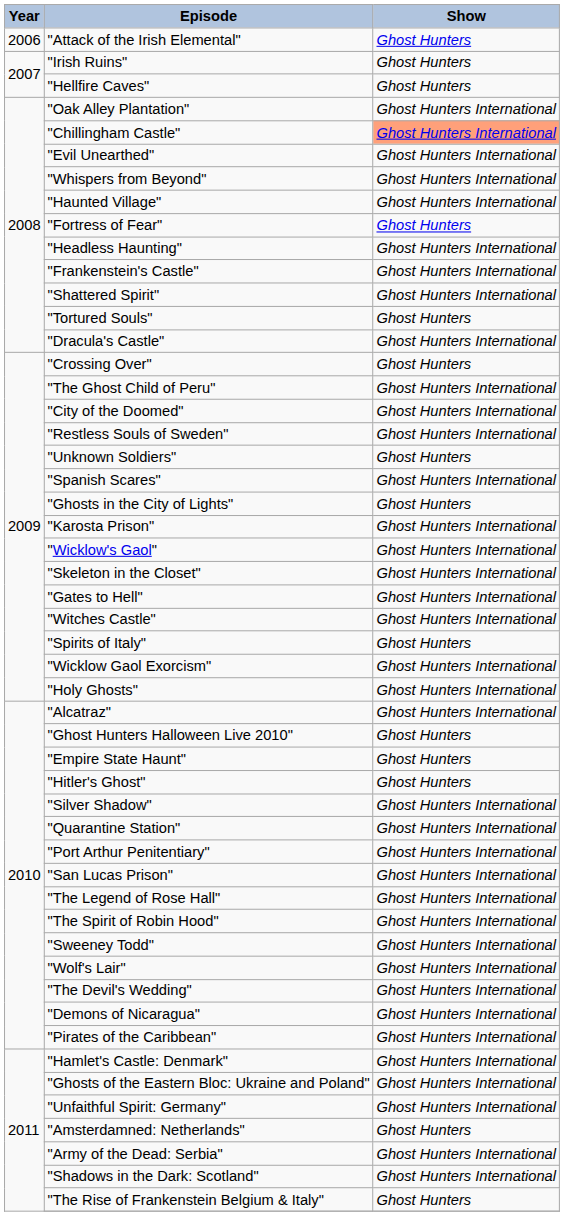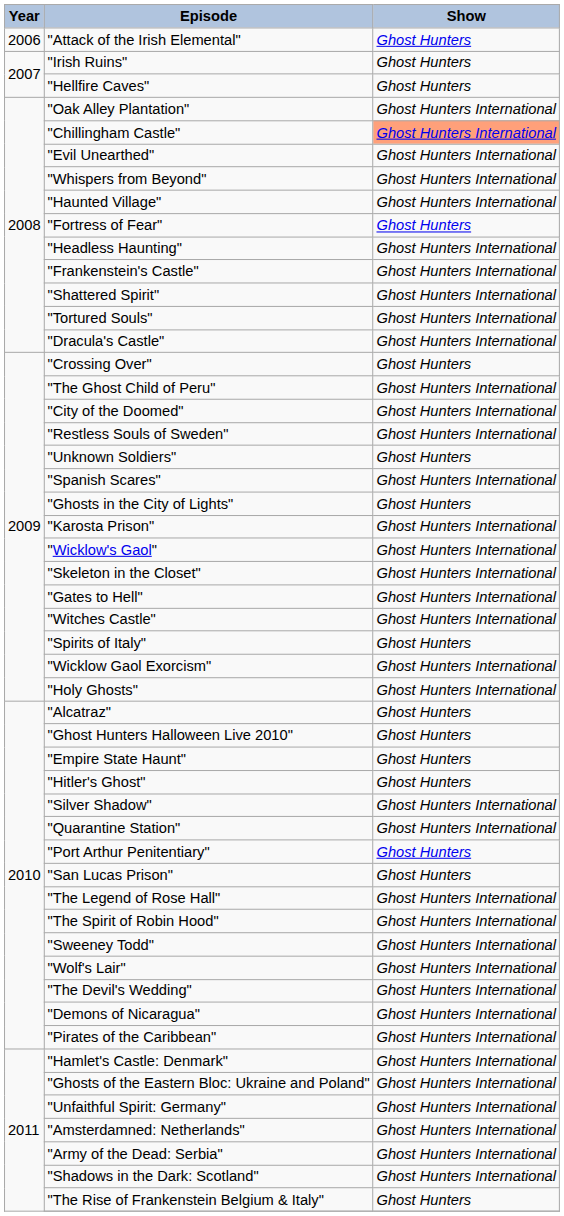(424, 318) Ghost Hunters -> (466, 318) Ghost Hunters International
(466, 713) Ghost Hunters International -> (424, 713) Ghost Hunters
(466, 852) Ghost Hunters International -> (424, 852) Ghost Hunters
(466, 875) Ghost Hunters International -> (424, 875) Ghost Hunters
(424, 1130) Ghost Hunters -> (466, 1130) Ghost Hunters International
